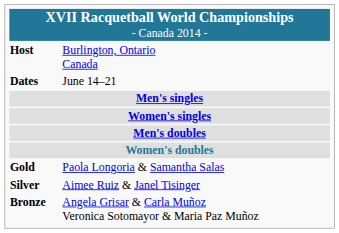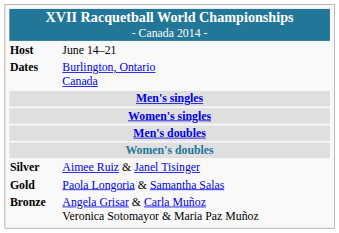(109, 57) Burlington, Ontario Canada -> (89, 50) June 14–21
(89, 81) June 14–21 -> (109, 74) Burlington, Ontario Canada
rows swapped: (22, 167) <-> (25, 184)
